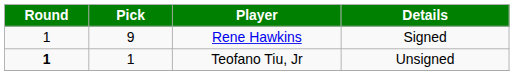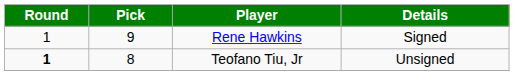(131, 59) 1 -> (131, 59) 8
